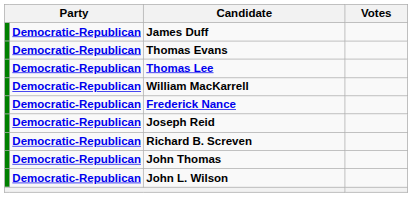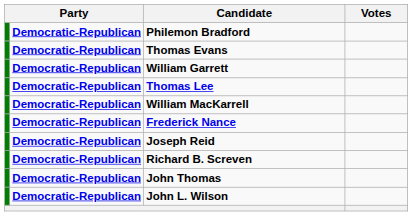+ row: (198, 31)
- row: (177, 31)
+ row: (187, 68)
